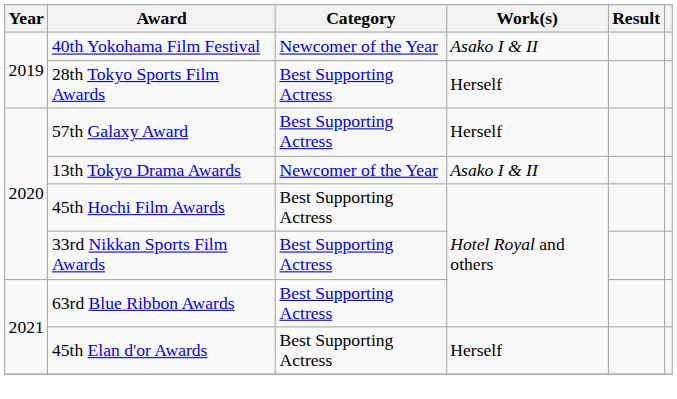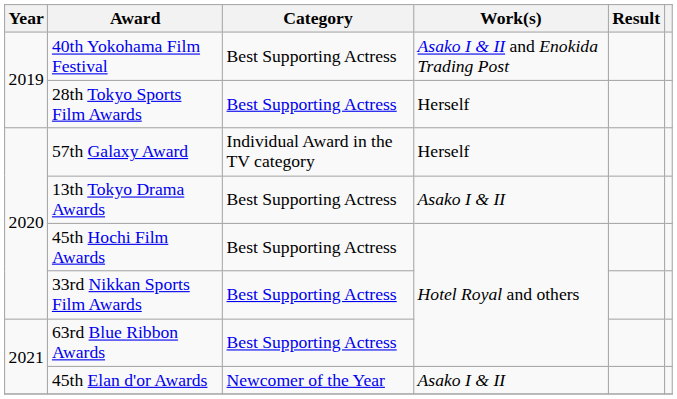(359, 46) Newcomer of the Year -> (312, 56) Best Supporting Actress
(494, 46) Asako I & II -> (508, 56) Asako I & II and Enokida Trading Post
(336, 131) Best Supporting Actress -> (310, 151) Individual Award in the TV category
(359, 169) Newcomer of the Year -> (312, 199) Best Supporting Actress
(336, 350) Best Supporting Actress -> (306, 380) Newcomer of the Year
(476, 350) Herself -> (461, 380) Asako I & II
